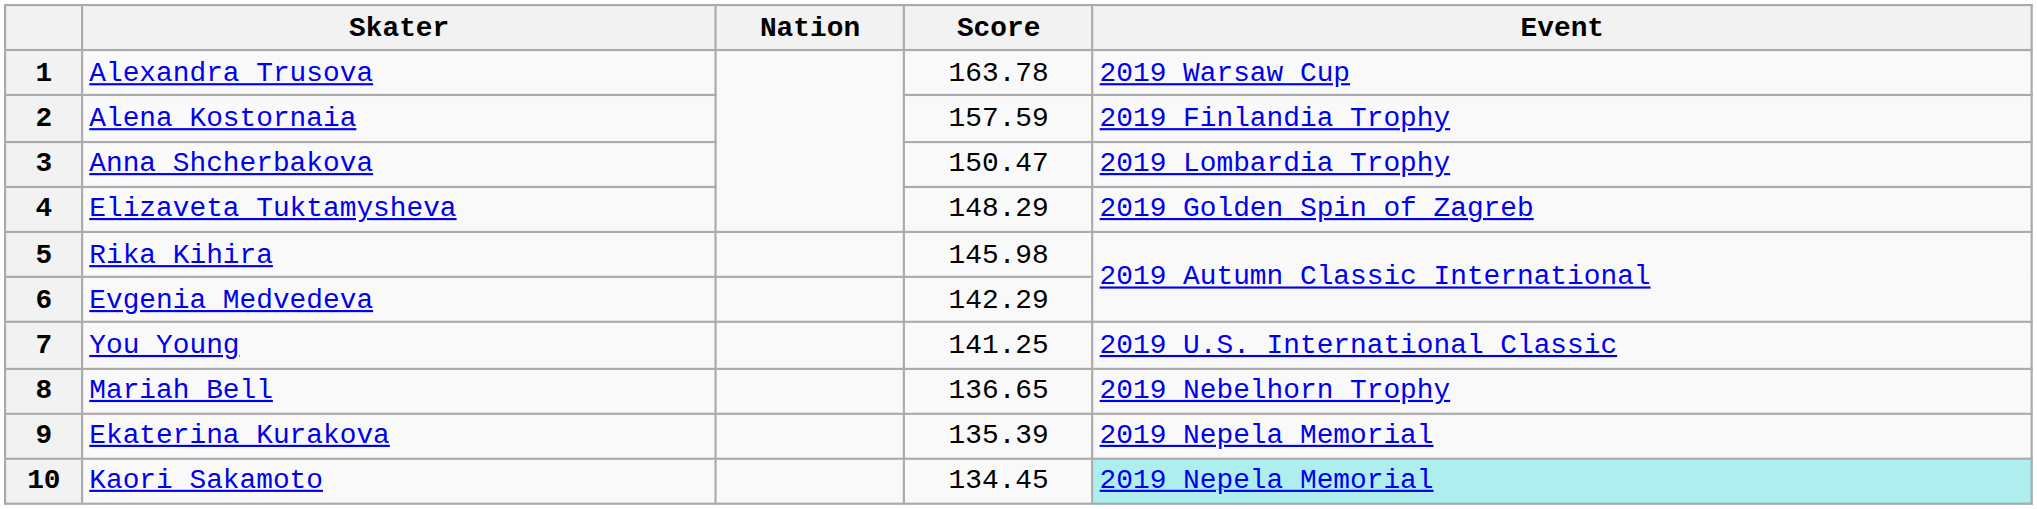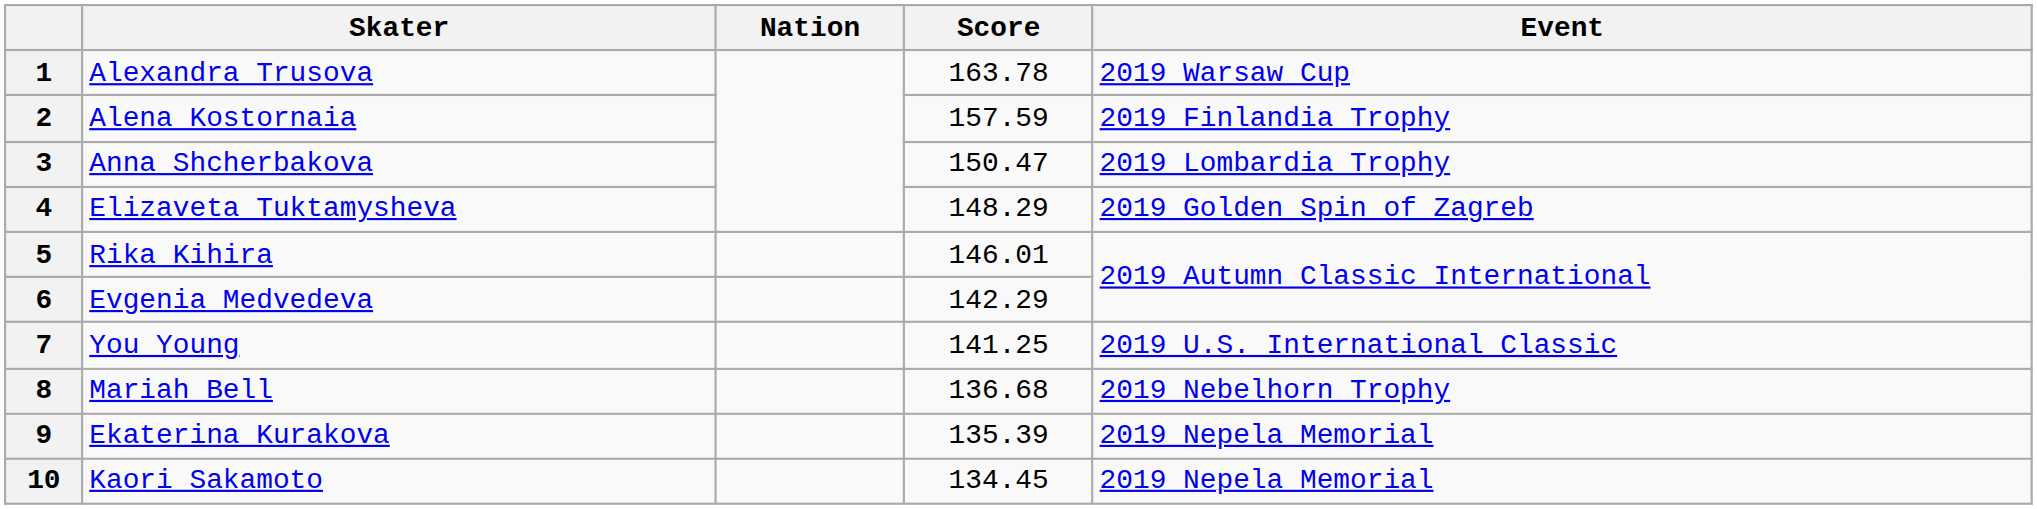(999, 254) 145.98 -> (999, 254) 146.01
(999, 390) 136.65 -> (999, 390) 136.68
(1267, 481) paleturquoise background -> (1267, 481) no background
